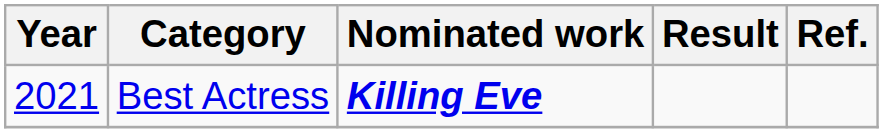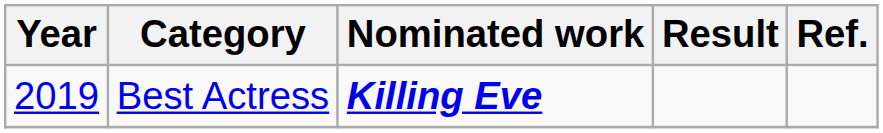(57, 95) 2021 -> (57, 95) 2019
